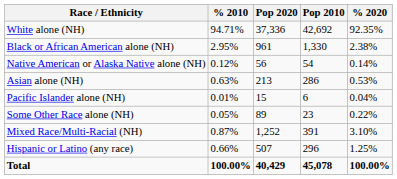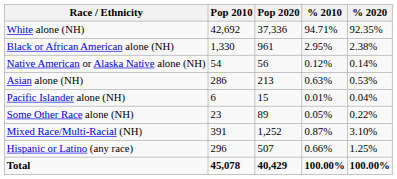columns swapped: (324, 13) <-> (231, 13)
